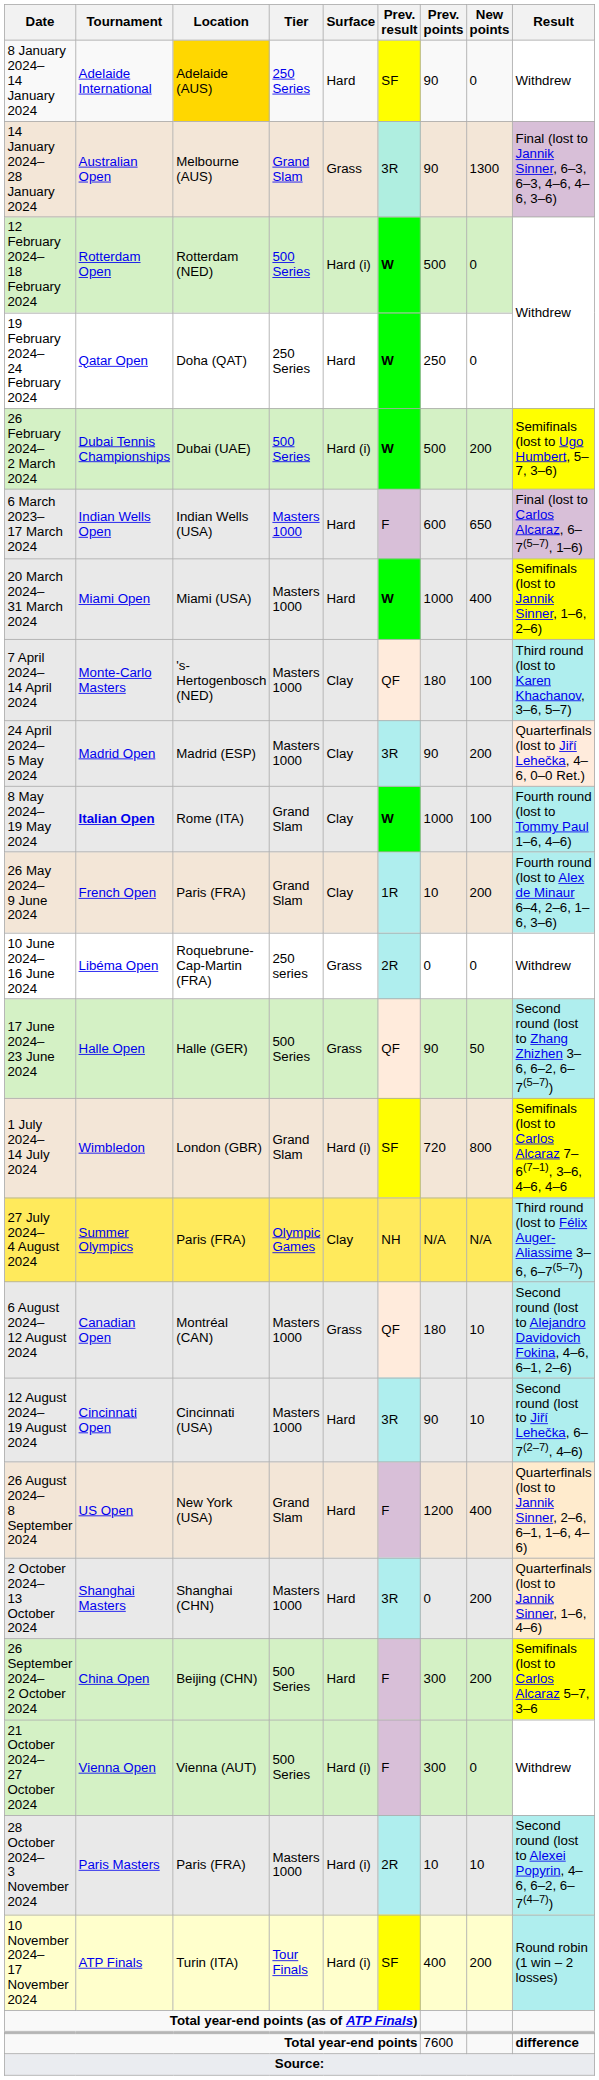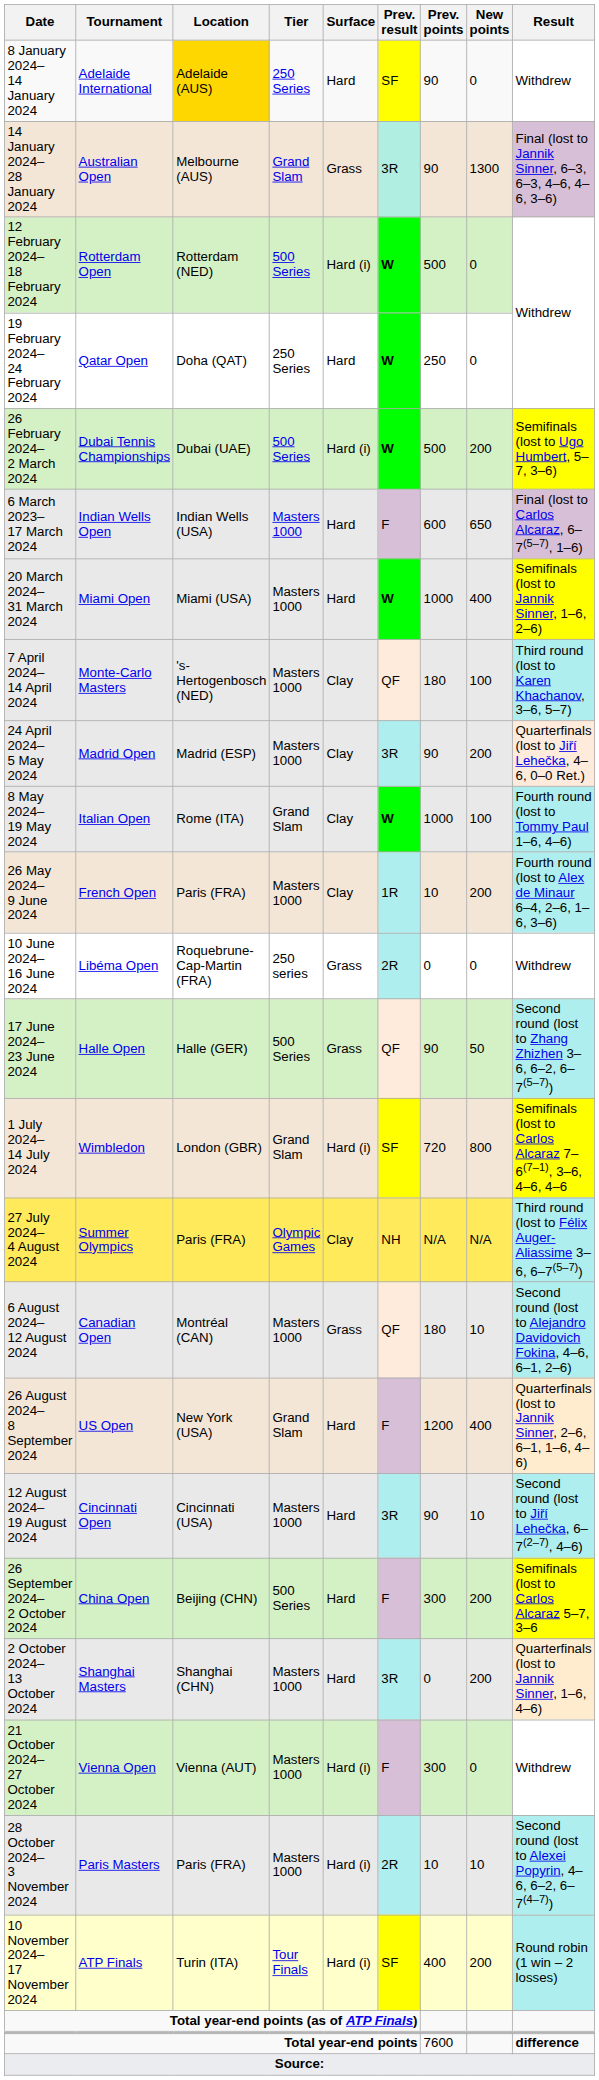(117, 819) bold -> (114, 819) normal
(291, 892) Grand Slam -> (296, 892) Masters 1000
rows swapped: (37, 1420) <-> (40, 1510)
rows swapped: (40, 1679) <-> (37, 1598)
(291, 1767) 500 Series -> (296, 1767) Masters 1000
